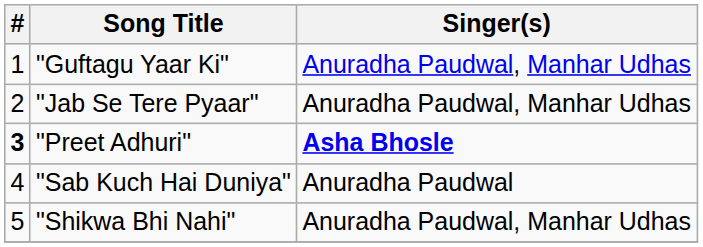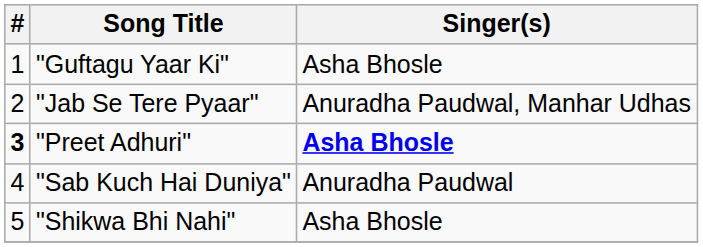(497, 63) Anuradha Paudwal, Manhar Udhas -> (373, 63) Asha Bhosle
(497, 222) Anuradha Paudwal, Manhar Udhas -> (373, 222) Asha Bhosle
